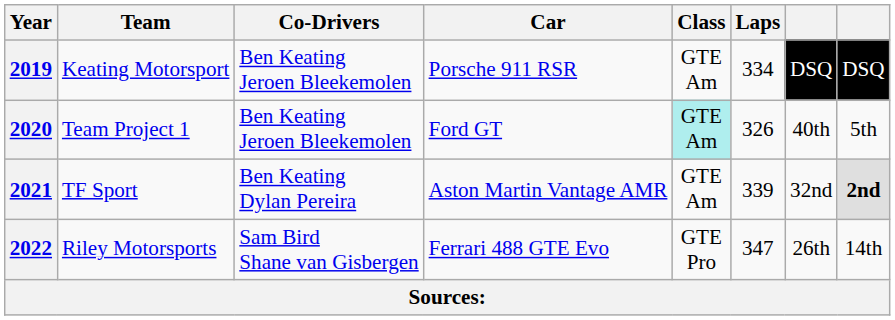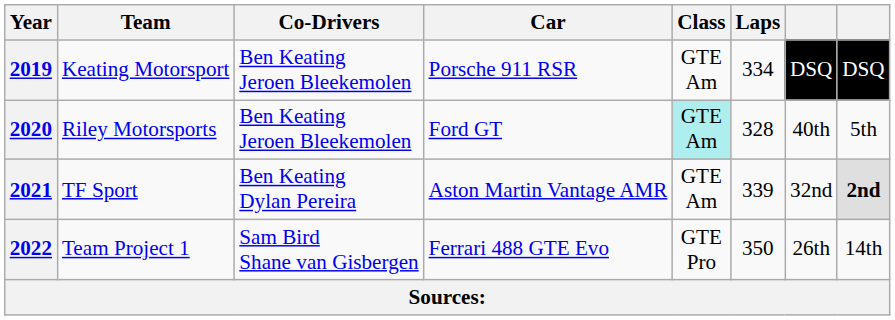(126, 129) Team Project 1 -> (139, 129) Riley Motorsports
(758, 129) 326 -> (758, 129) 328
(139, 249) Riley Motorsports -> (126, 249) Team Project 1
(758, 249) 347 -> (758, 249) 350
